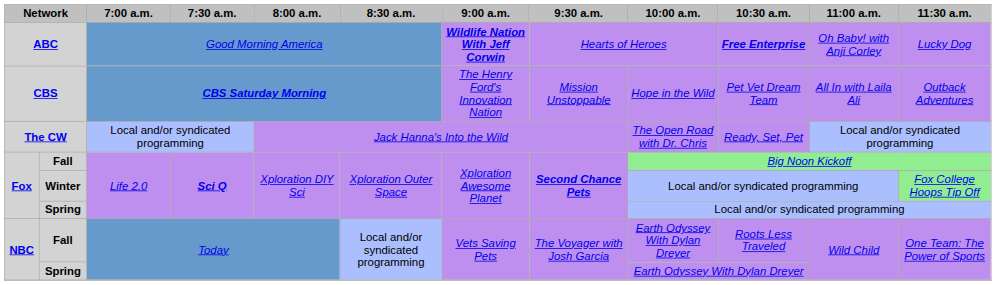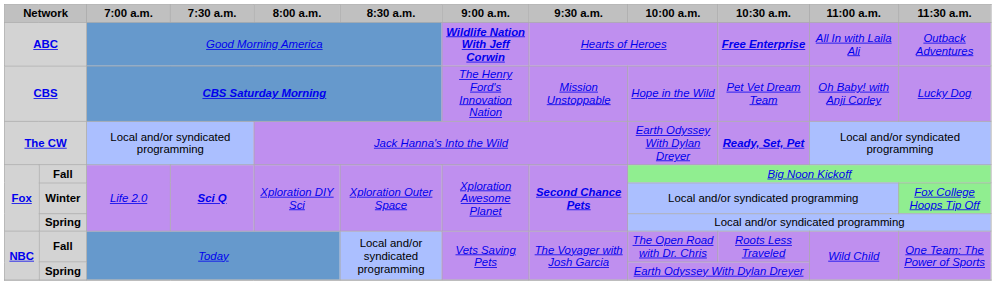(854, 44) Oh Baby! with Anji Corley -> (854, 44) All In with Laila Ali
(945, 44) Lucky Dog -> (945, 44) Outback Adventures
(854, 94) All In with Laila Ali -> (854, 94) Oh Baby! with Anji Corley
(945, 94) Outback Adventures -> (945, 94) Lucky Dog
(673, 137) The Open Road with Dr. Chris -> (673, 144) Earth Odyssey With Dylan Dreyer
(764, 137) normal -> (764, 144) bold
(673, 241) Earth Odyssey With Dylan Dreyer -> (673, 247) The Open Road with Dr. Chris
